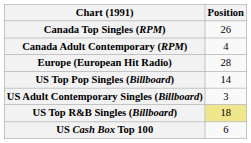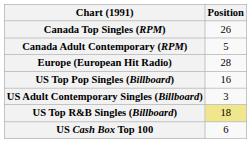(226, 46) 4 -> (226, 46) 5
(226, 79) 14 -> (226, 79) 16
